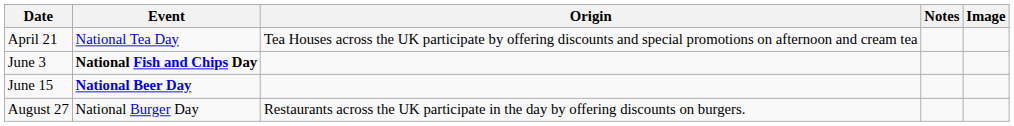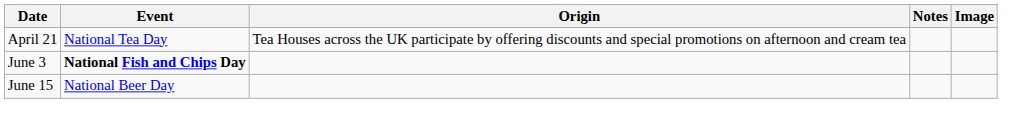(133, 86) bold -> (119, 86) normal
- row: (38, 109)
